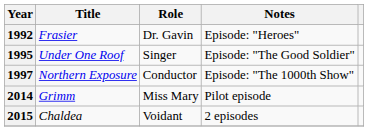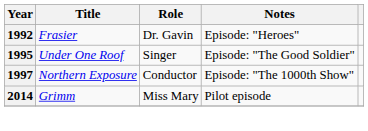- row: (20, 116)
